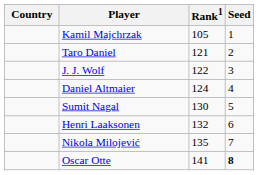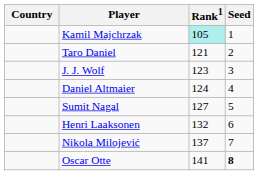(200, 34) no background -> (200, 34) paleturquoise background
(200, 70) 122 -> (200, 70) 123
(200, 106) 130 -> (200, 106) 127
(200, 142) 135 -> (200, 142) 137
